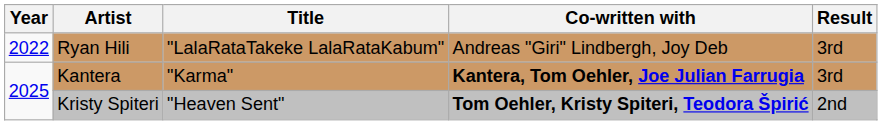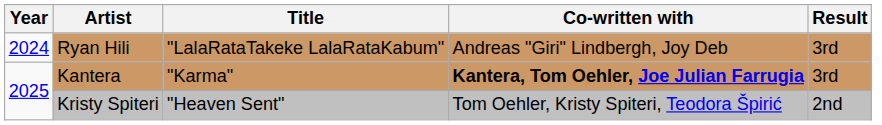(29, 47) 2022 -> (29, 47) 2024
(631, 104) bold -> (617, 104) normal
